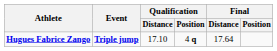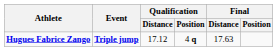(158, 39) 17.10 -> (158, 39) 17.12
(224, 39) 17.64 -> (224, 39) 17.63
